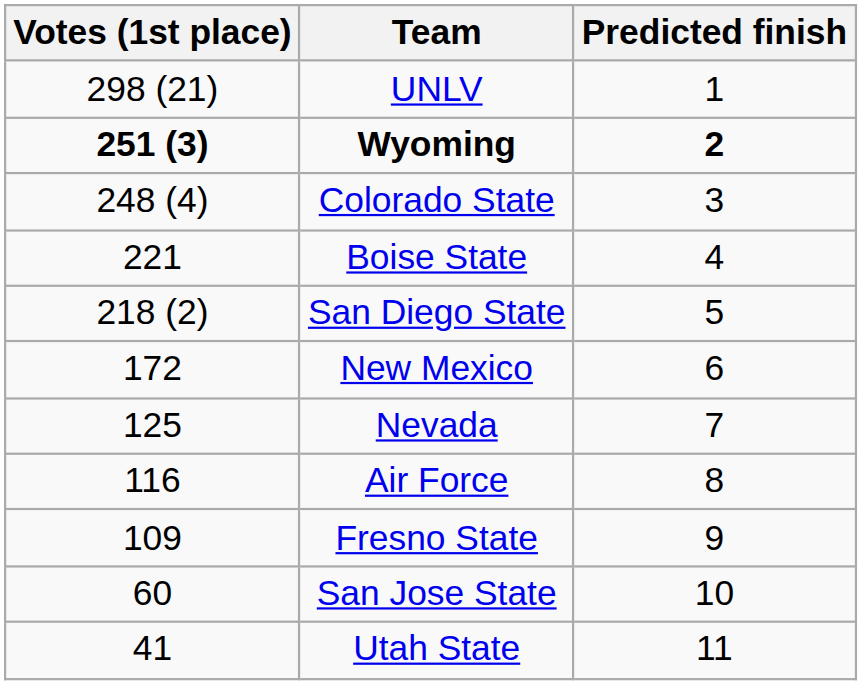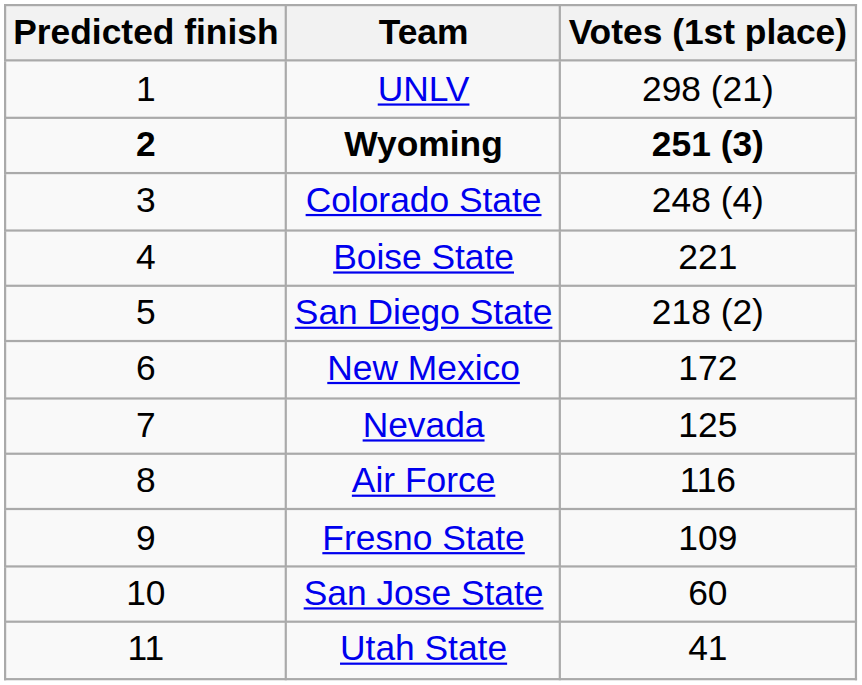columns swapped: (714, 32) <-> (152, 32)
